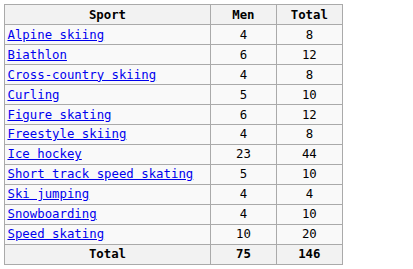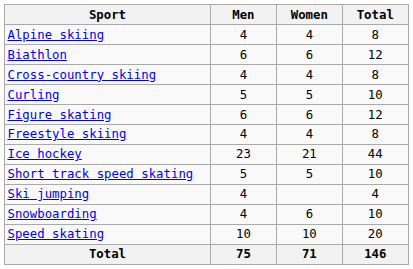+ column: (309, 15)
